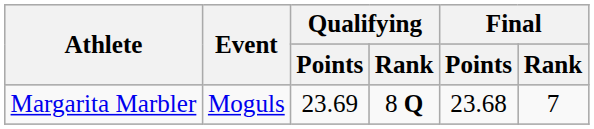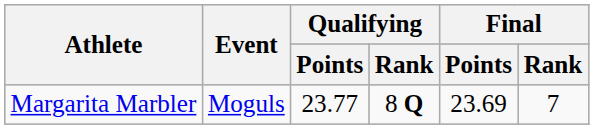(330, 104) 23.69 -> (330, 104) 23.77
(479, 104) 23.68 -> (479, 104) 23.69
